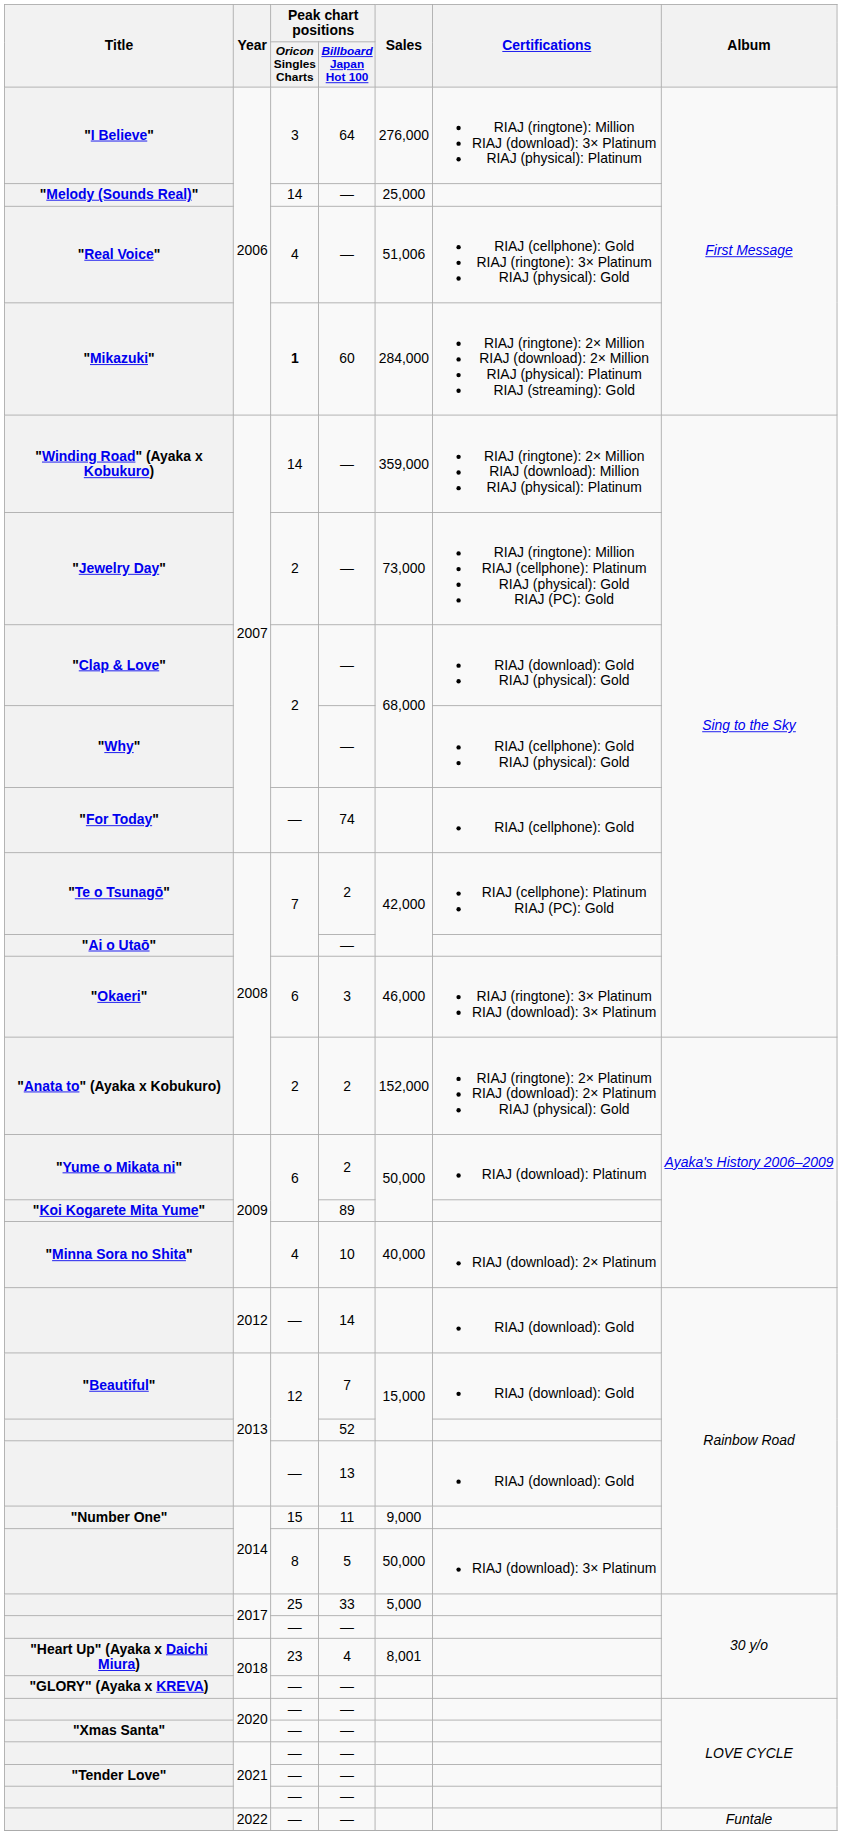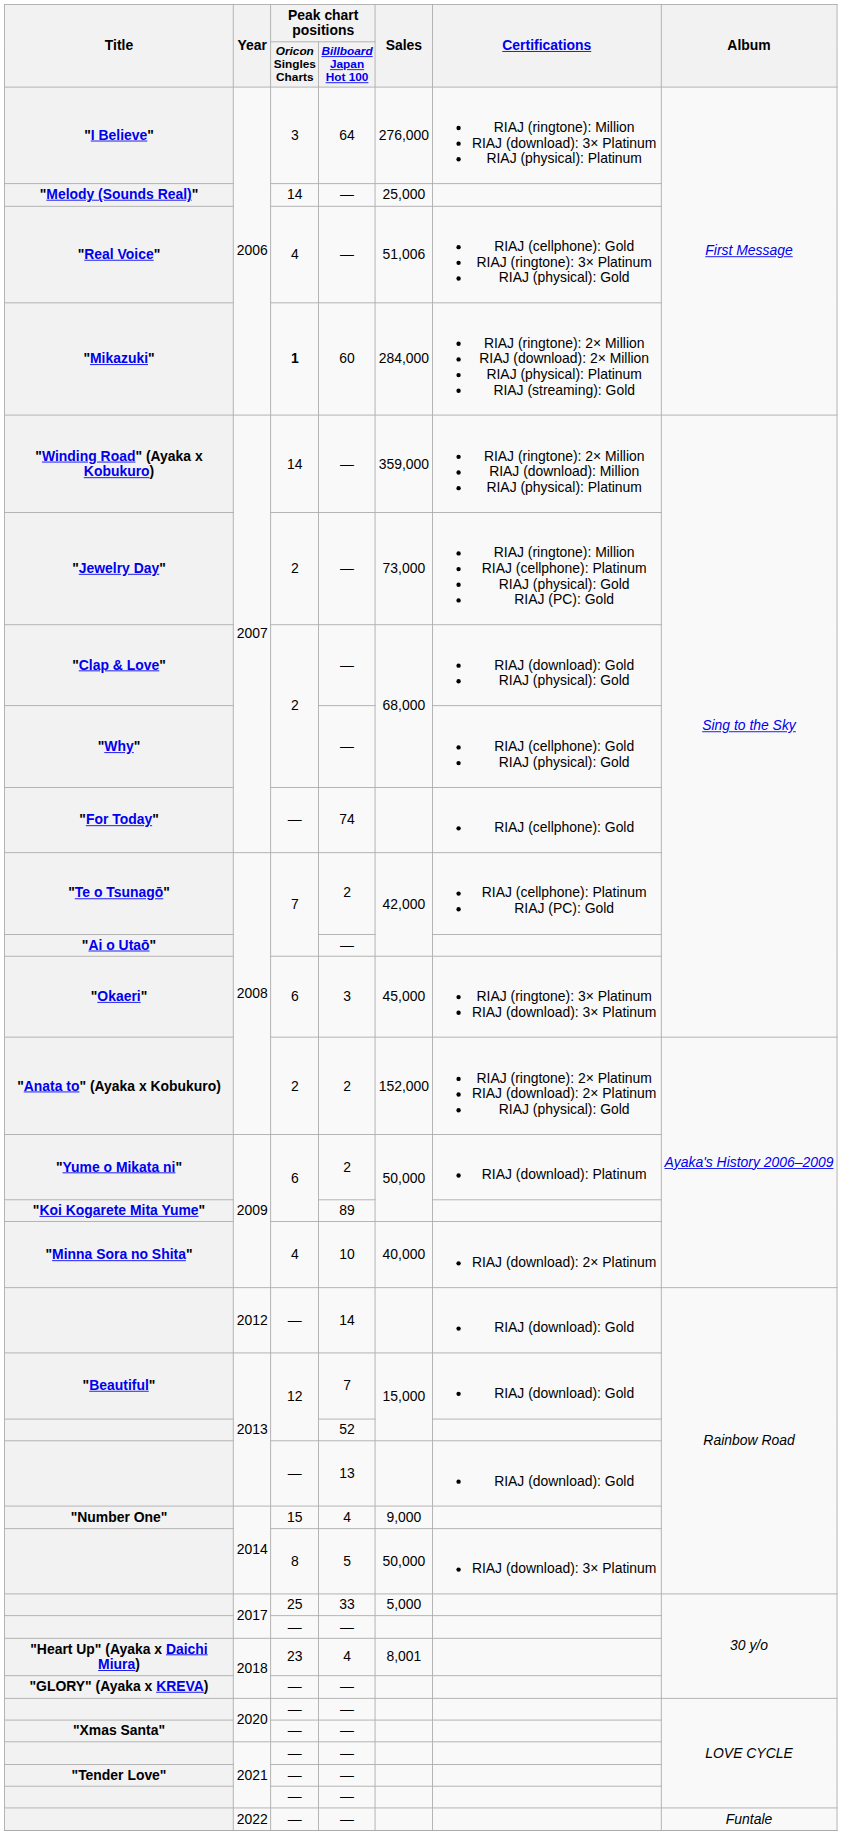(404, 996) 46,000 -> (404, 996) 45,000
(347, 1517) 11 -> (347, 1517) 4
